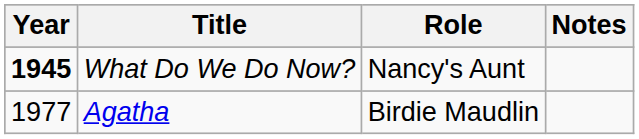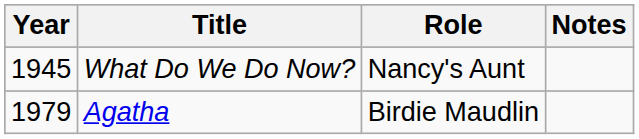(41, 68) bold -> (41, 68) normal
(41, 111) 1977 -> (41, 111) 1979
